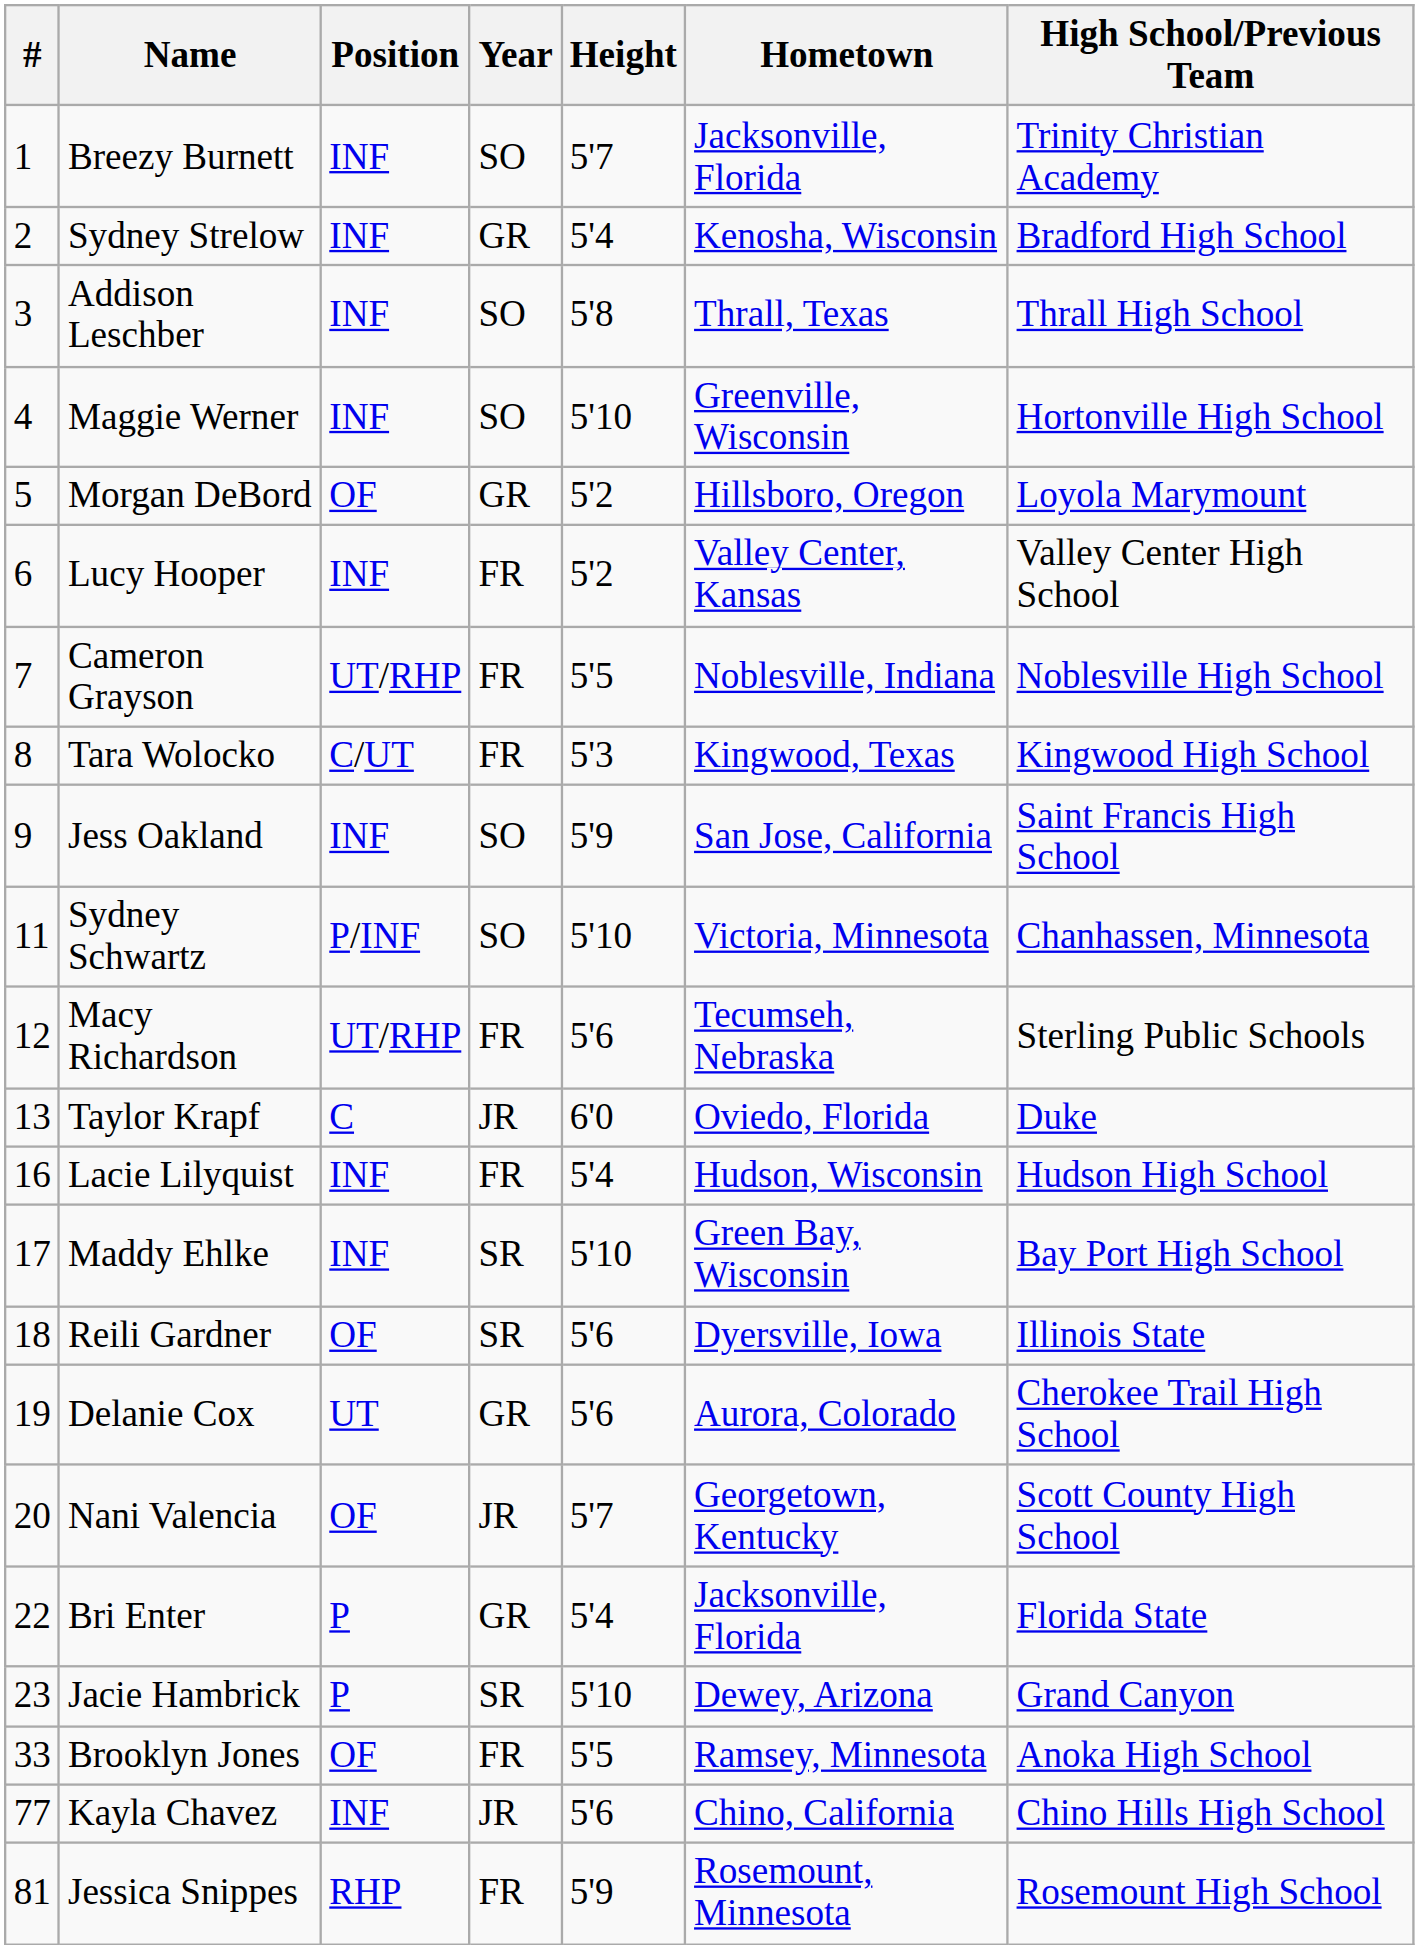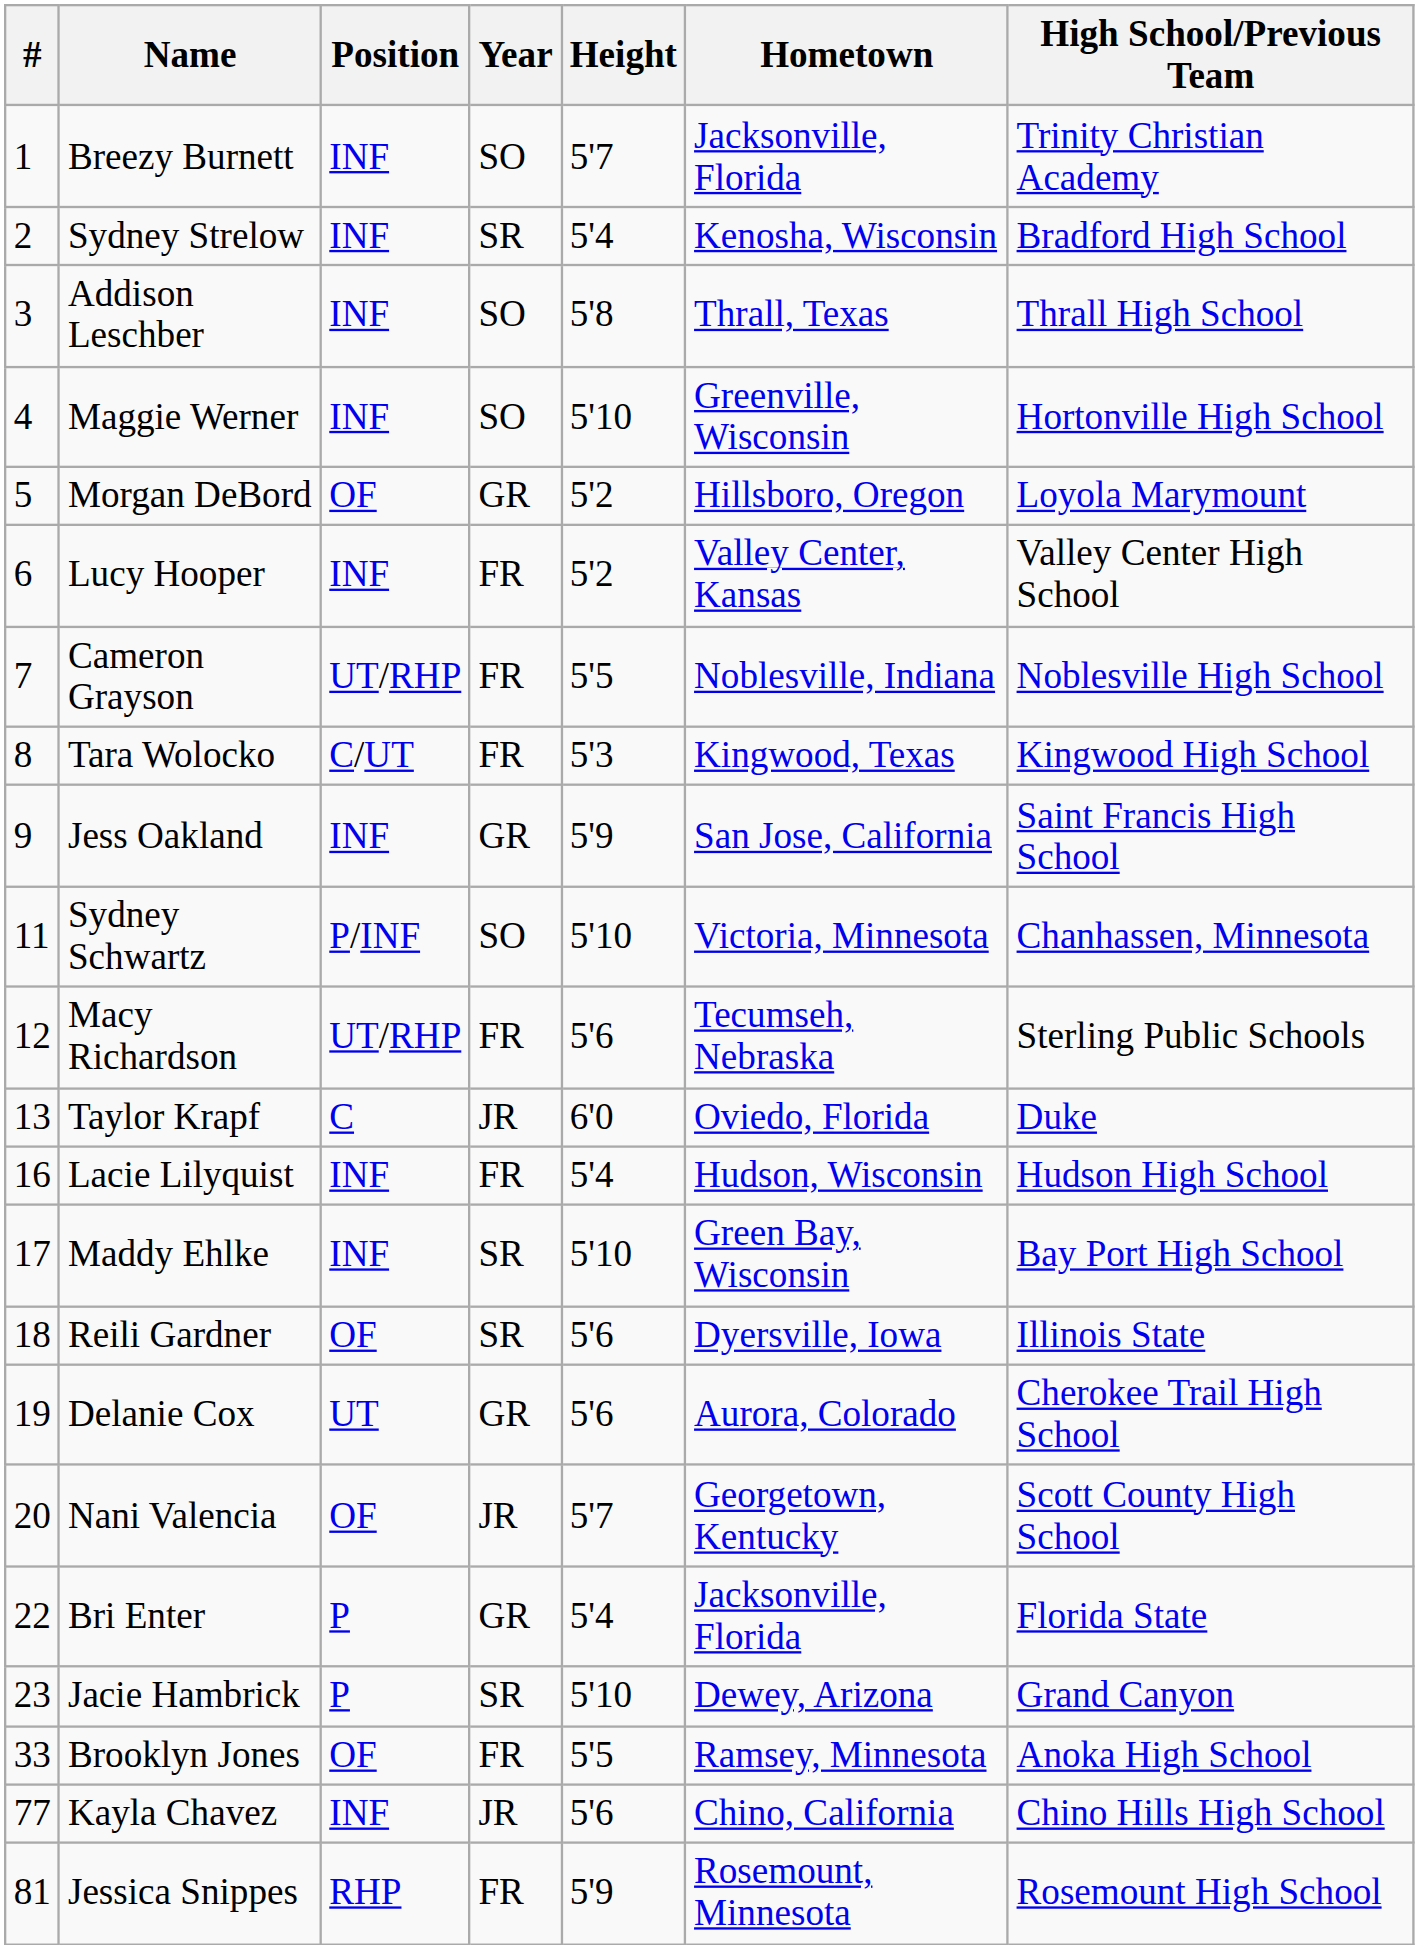(504, 235) GR -> (501, 235) SR
(502, 835) SO -> (504, 835) GR
